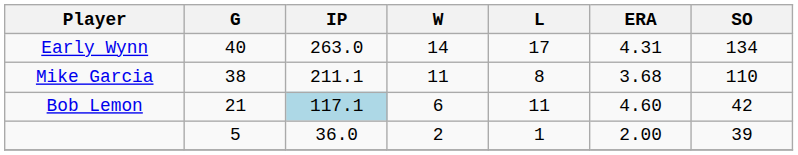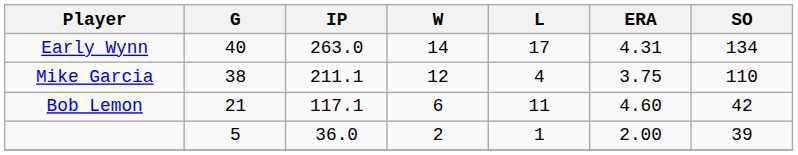(438, 77) 11 -> (438, 77) 12
(539, 77) 8 -> (539, 77) 4
(641, 77) 3.68 -> (641, 77) 3.75
(337, 106) lightblue background -> (337, 106) no background
